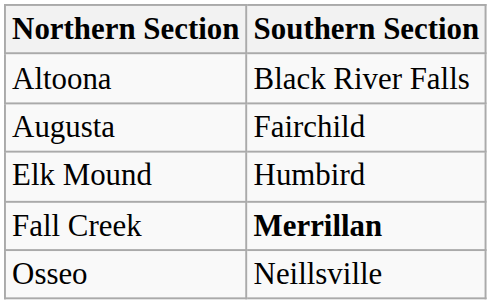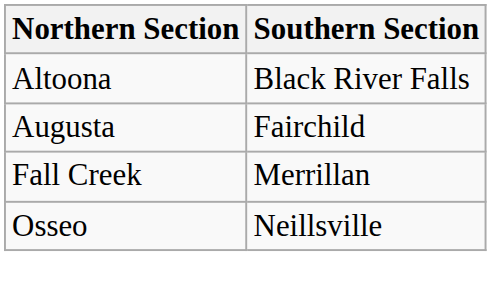- row: (82, 175)
(318, 224) bold -> (312, 175) normal
